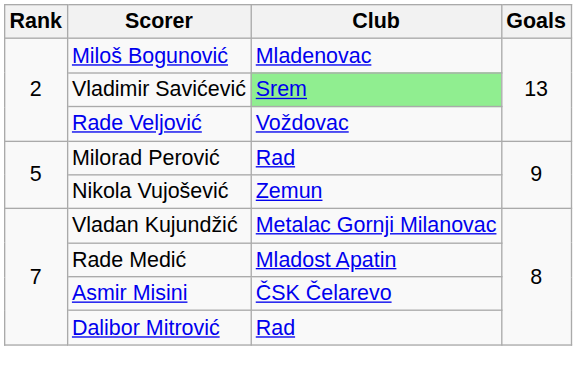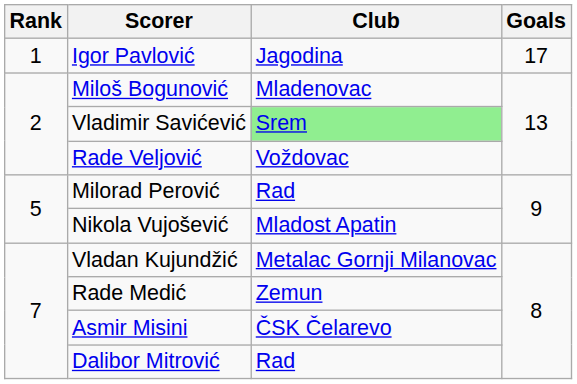+ row: (133, 55)
(289, 191) Zemun -> (326, 225) Mladost Apatin
(326, 259) Mladost Apatin -> (289, 293) Zemun
